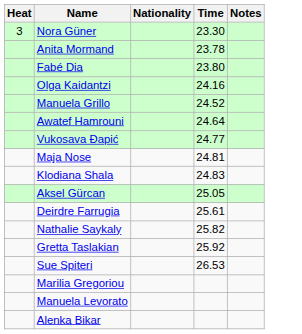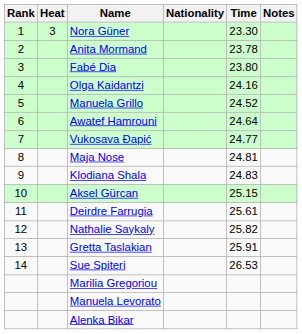+ column: (21, 13)
(211, 193) 25.05 -> (244, 193) 25.15
(211, 247) 25.92 -> (244, 247) 25.91
